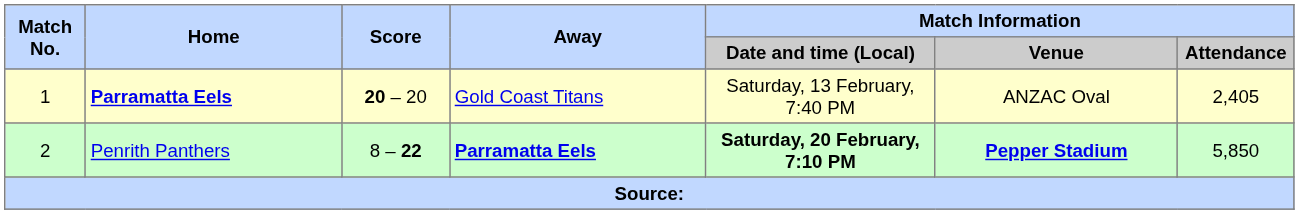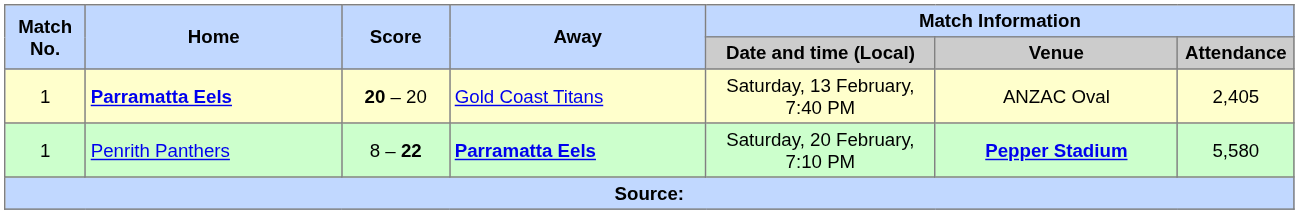(45, 150) 2 -> (45, 150) 1
(820, 150) bold -> (820, 150) normal
(1236, 150) 5,850 -> (1236, 150) 5,580
